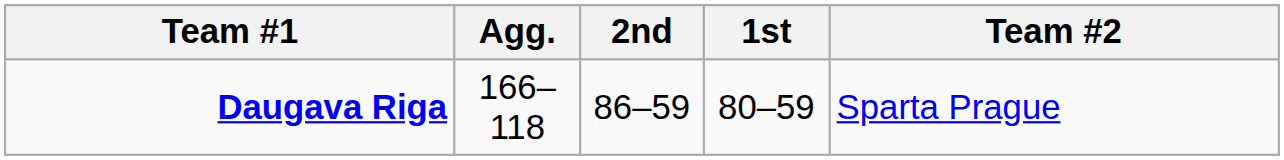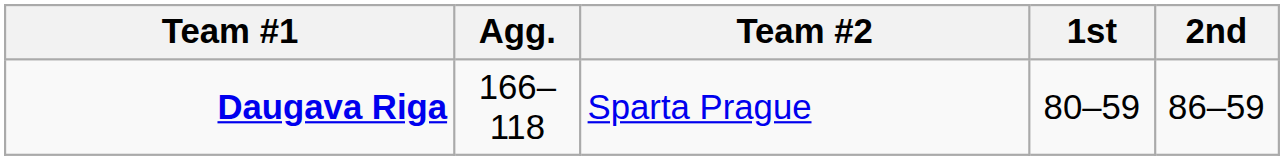columns swapped: (1054, 32) <-> (642, 32)
